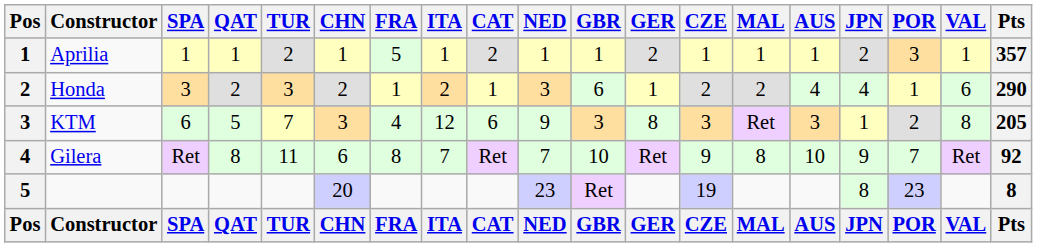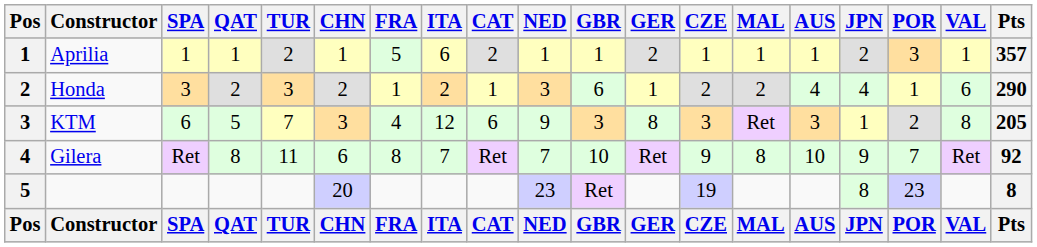(445, 54) 1 -> (445, 54) 6
